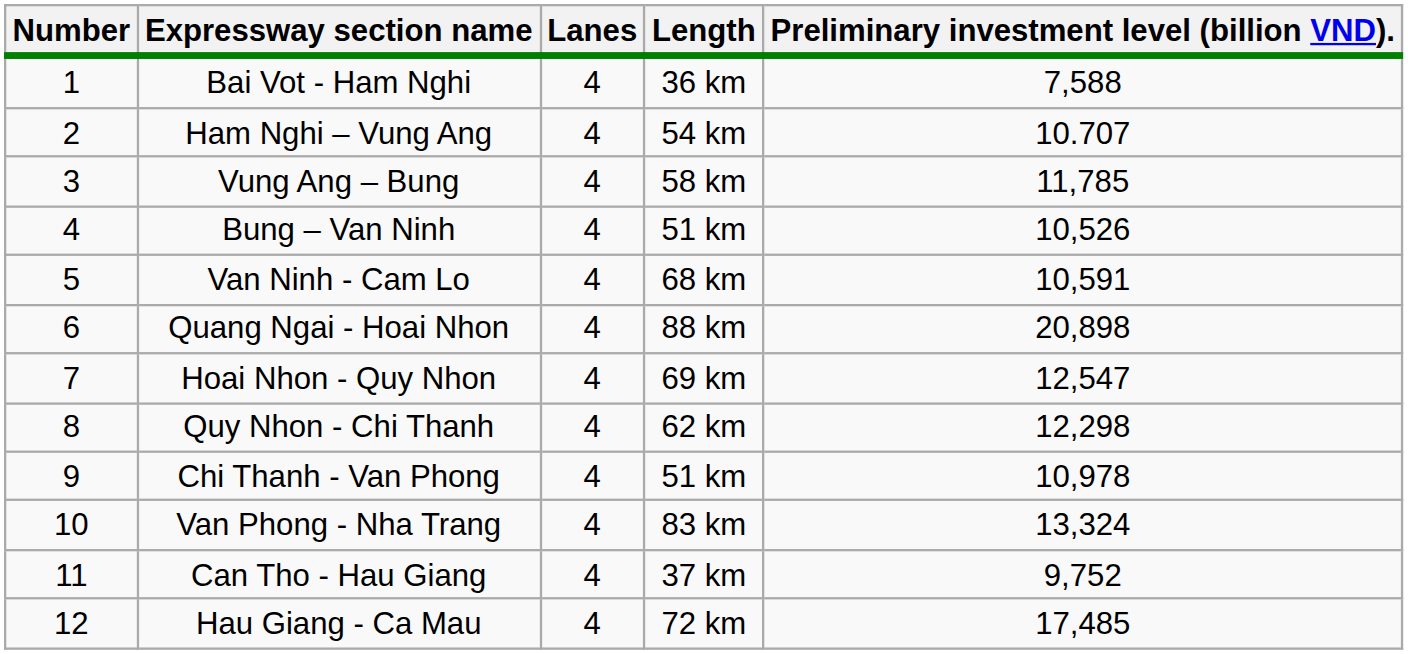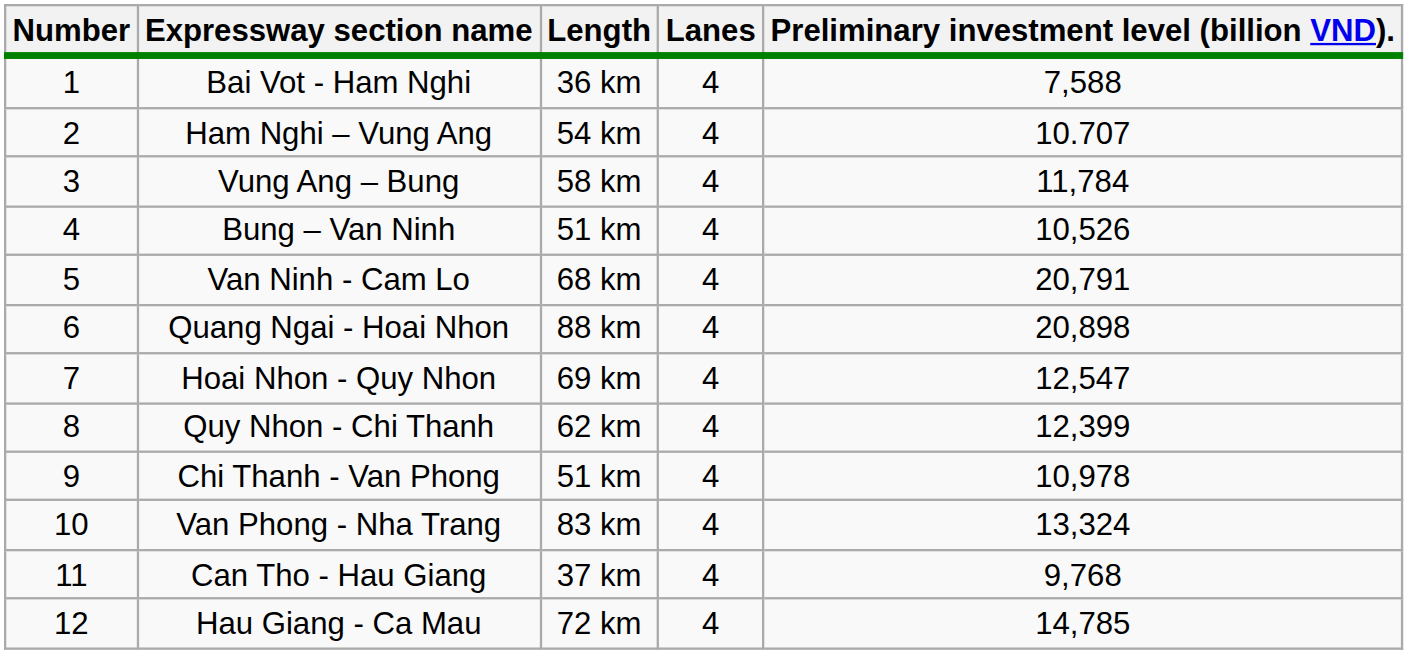columns swapped: (704, 29) <-> (592, 29)
(1083, 181) 11,785 -> (1083, 181) 11,784
(1083, 279) 10,591 -> (1083, 279) 20,791
(1083, 427) 12,298 -> (1083, 427) 12,399
(1083, 574) 9,752 -> (1083, 574) 9,768
(1083, 623) 17,485 -> (1083, 623) 14,785
